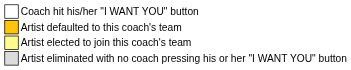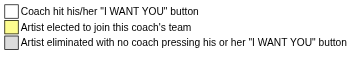- row: (101, 27)
